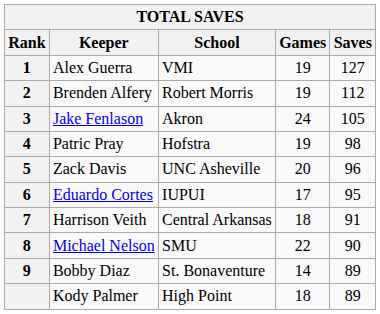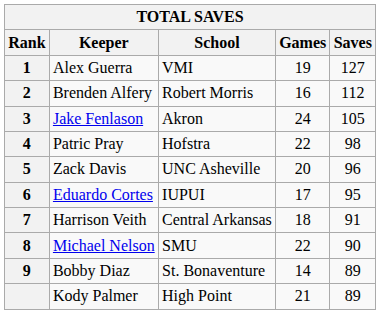(303, 93) 19 -> (303, 93) 16
(303, 144) 19 -> (303, 144) 22
(303, 296) 18 -> (303, 296) 21
